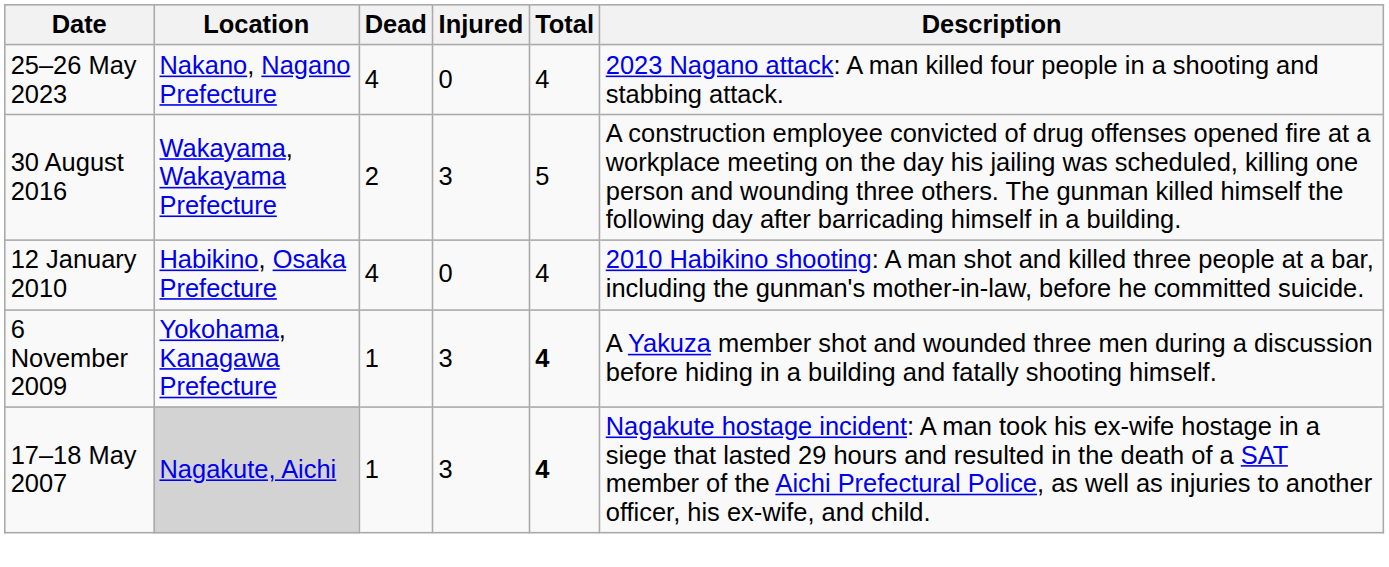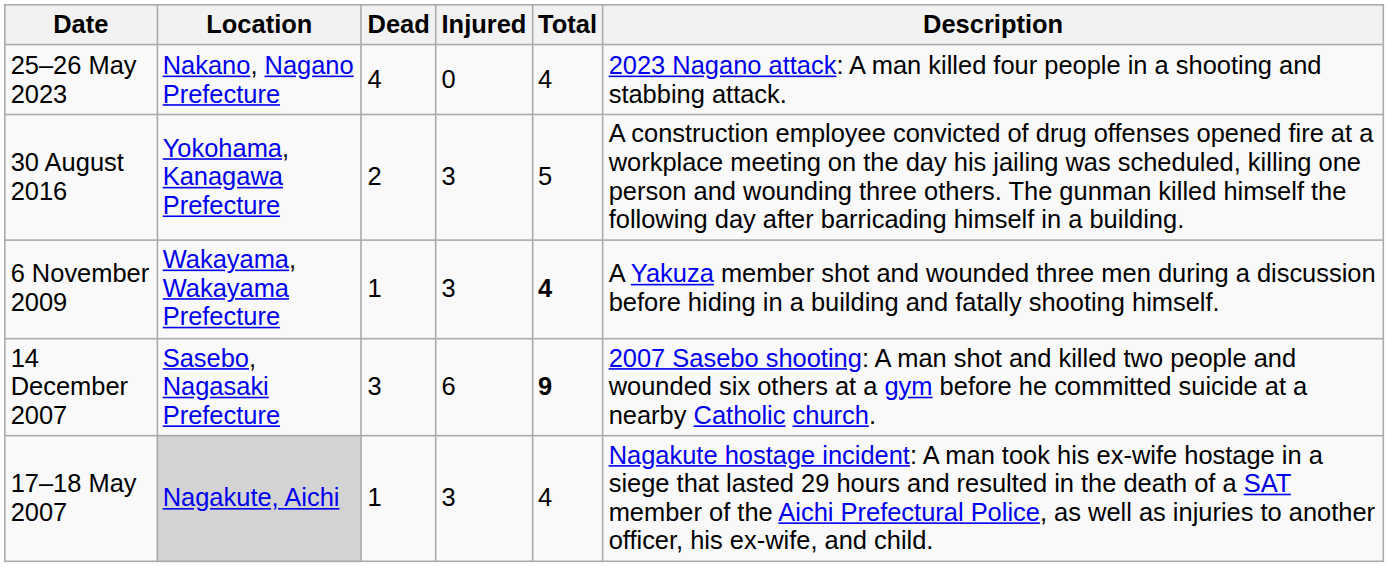(226, 176) Wakayama, Wakayama Prefecture -> (226, 176) Yokohama, Kanagawa Prefecture
- row: (74, 274)
(223, 357) Yokohama, Kanagawa Prefecture -> (229, 288) Wakayama, Wakayama Prefecture
+ row: (69, 386)
(542, 469) bold -> (545, 498) normal
